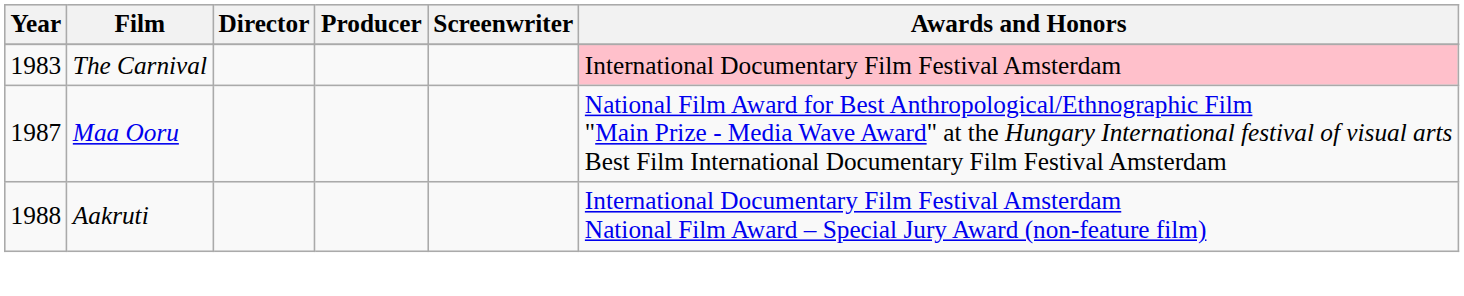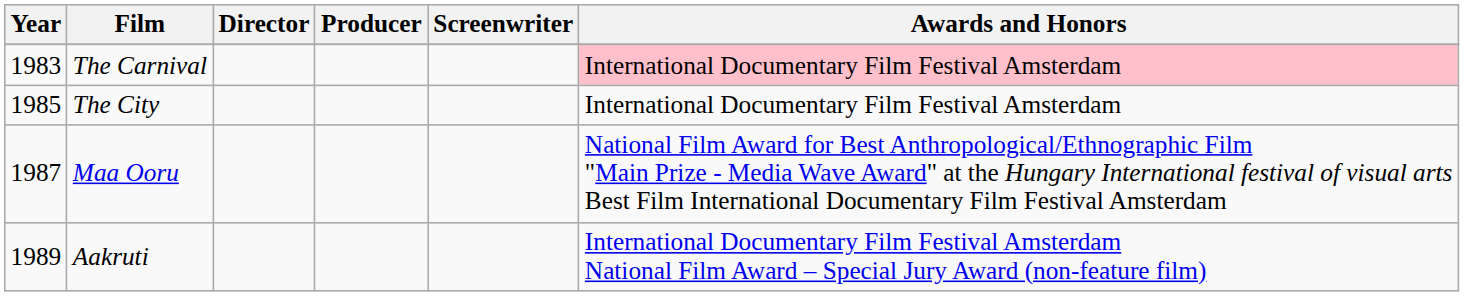+ row: (116, 104)
(36, 215) 1988 -> (36, 256) 1989
